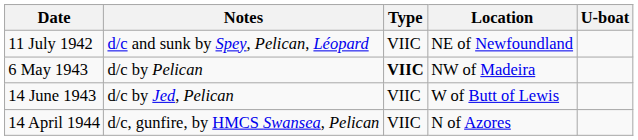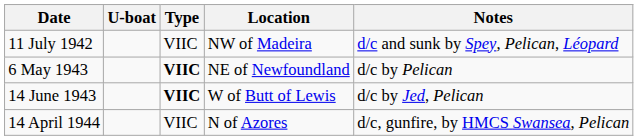columns swapped: (605, 17) <-> (243, 17)
(502, 43) NE of Newfoundland -> (260, 43) NW of Madeira
(483, 69) NW of Madeira -> (279, 69) NE of Newfoundland
(404, 95) normal -> (182, 95) bold
